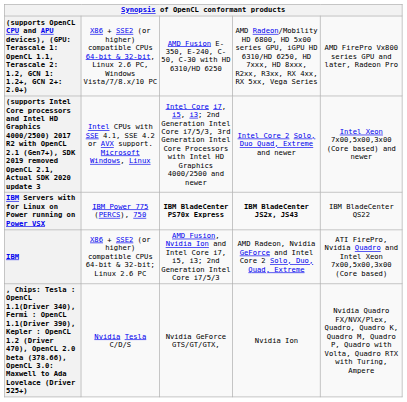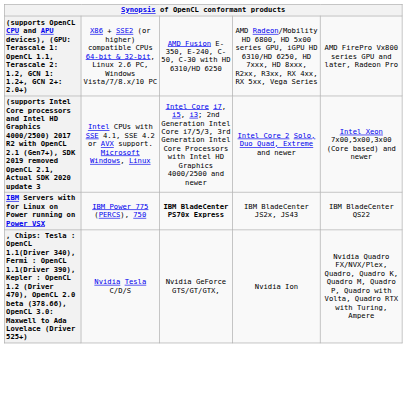(276, 211) bold -> (276, 211) normal
- row: (13, 257)
